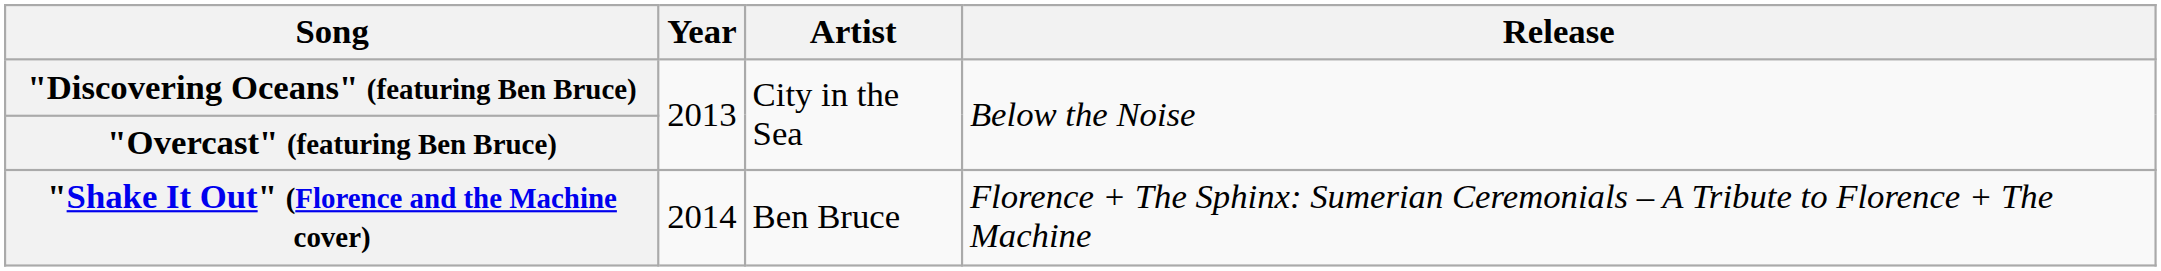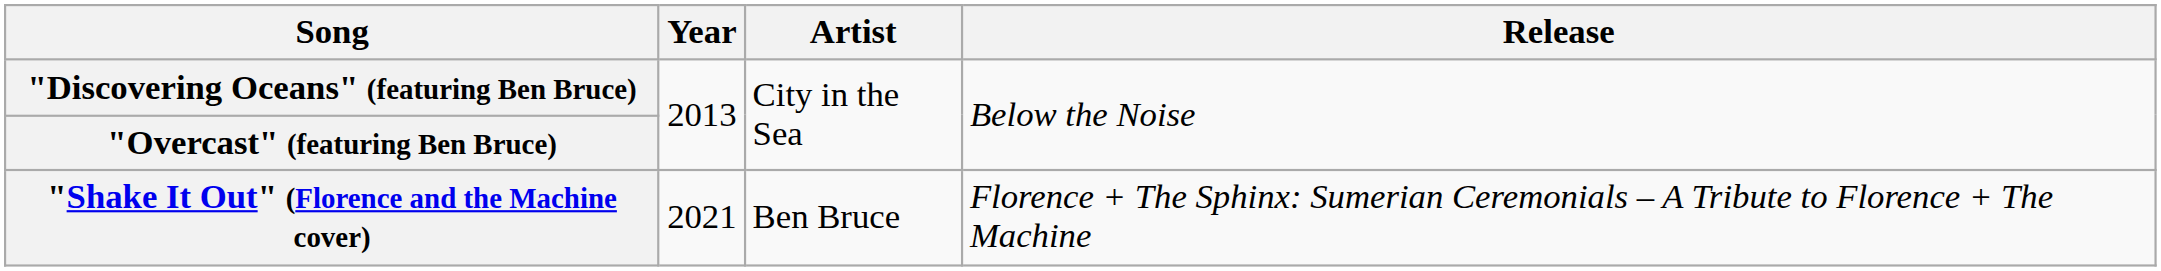(702, 216) 2014 -> (702, 216) 2021
